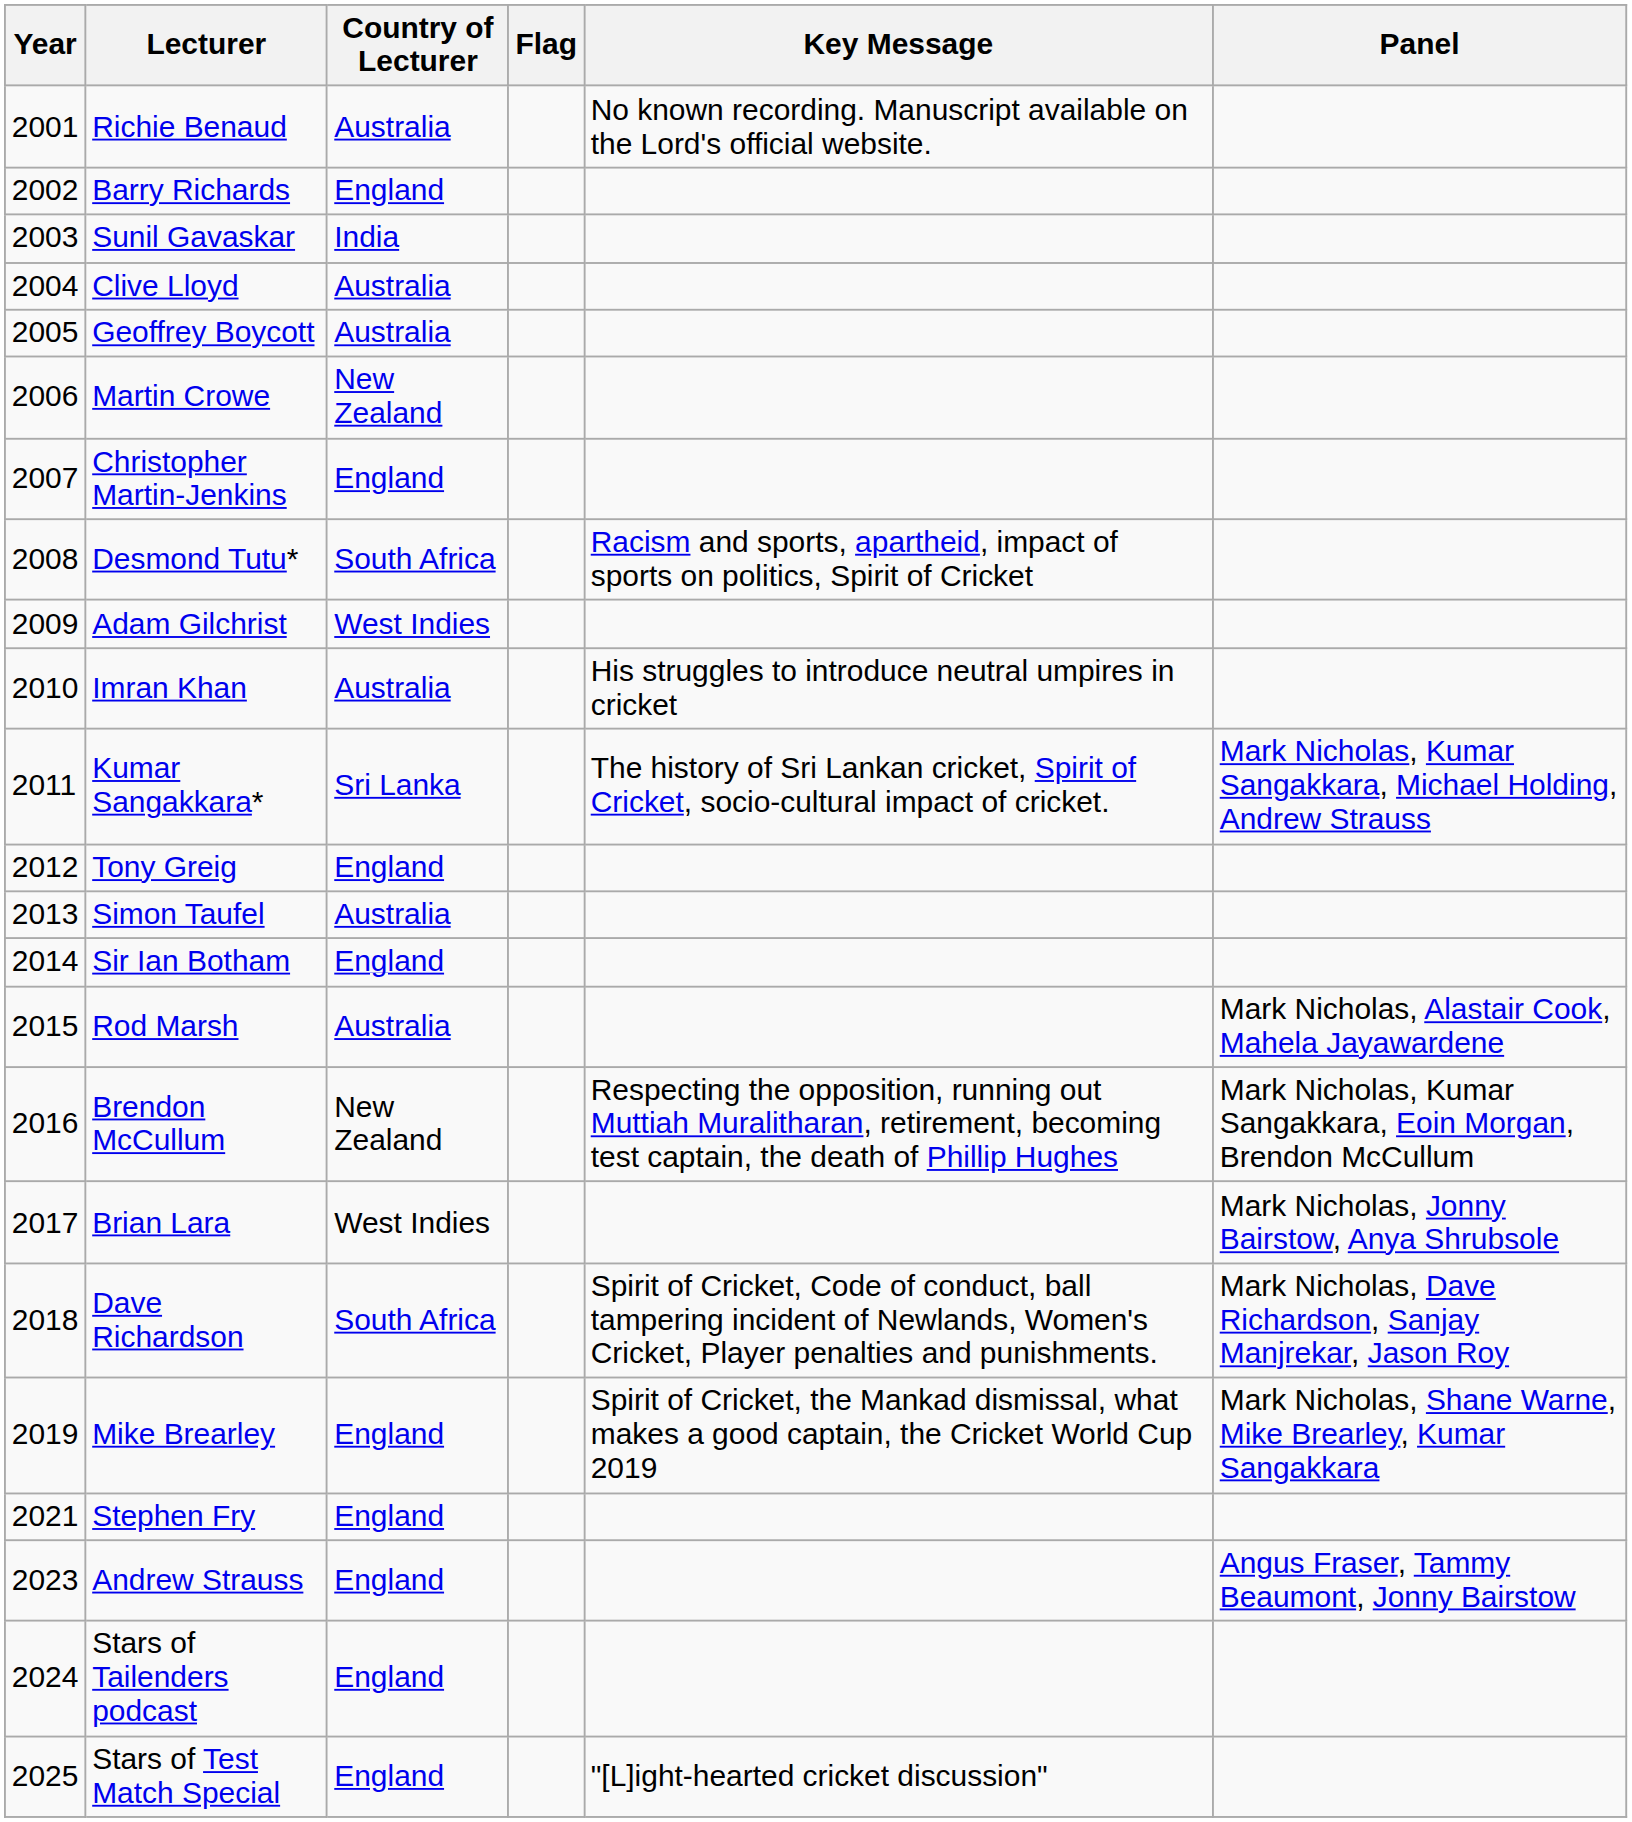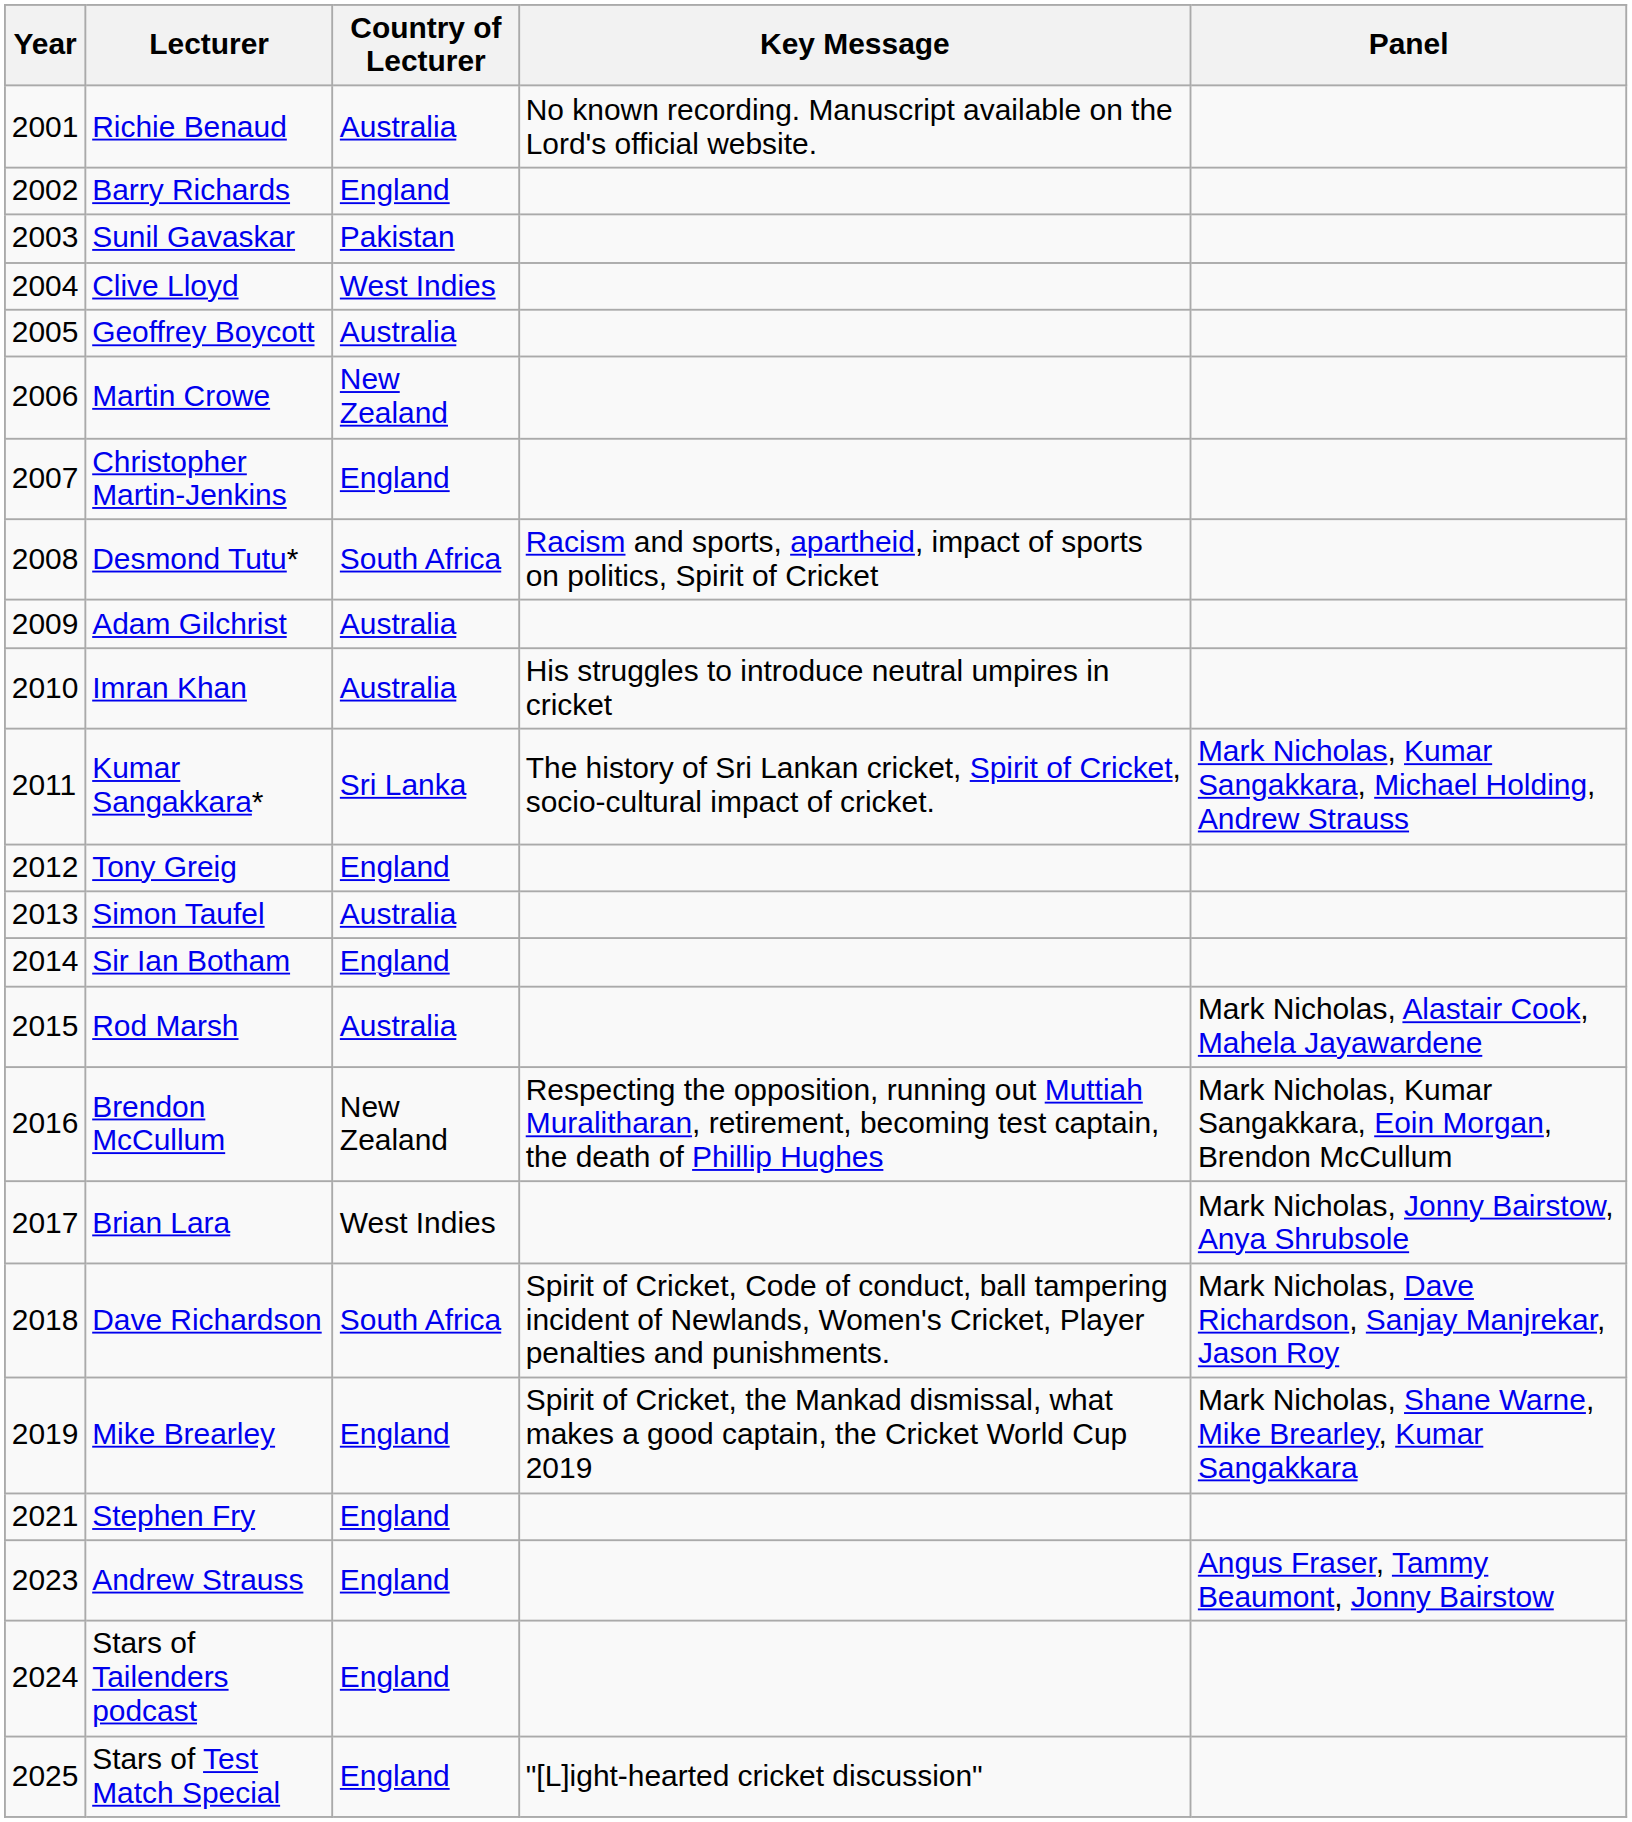- column: (546, 45)
(367, 237) India -> (397, 237) Pakistan
(392, 285) Australia -> (418, 285) West Indies
(412, 623) West Indies -> (398, 623) Australia
